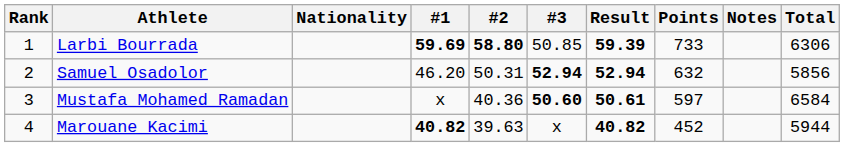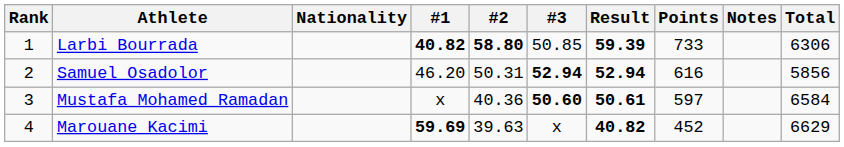(440, 46) 59.69 -> (440, 46) 40.82
(689, 73) 632 -> (689, 73) 616
(440, 128) 40.82 -> (440, 128) 59.69
(810, 128) 5944 -> (810, 128) 6629
